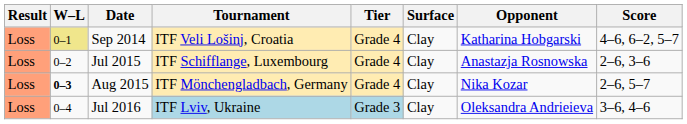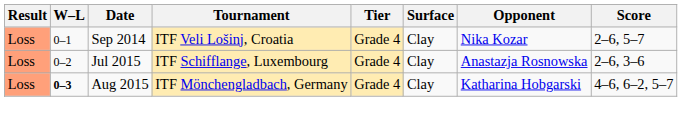(63, 39) khaki background -> (63, 39) no background
(521, 38) Katharina Hobgarski -> (494, 38) Nika Kozar
(639, 38) 4–6, 6–2, 5–7 -> (619, 38) 2–6, 5–7
(494, 84) Nika Kozar -> (521, 84) Katharina Hobgarski
(625, 84) 2–6, 5–7 -> (634, 84) 4–6, 6–2, 5–7
- row: (116, 107)
